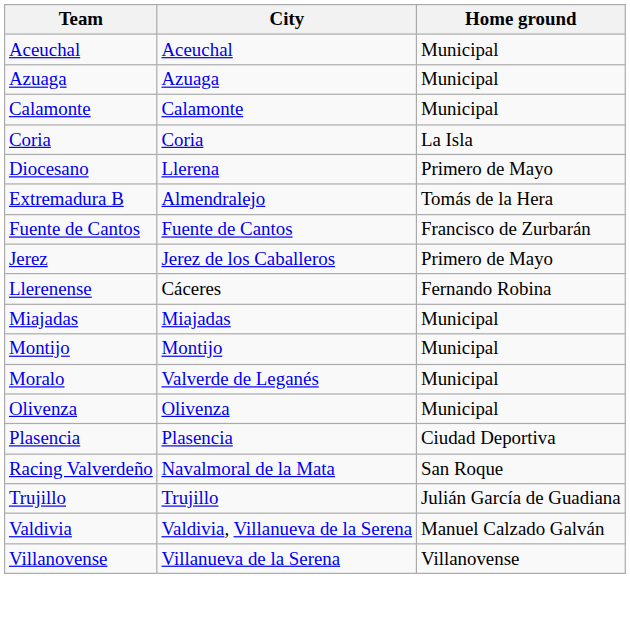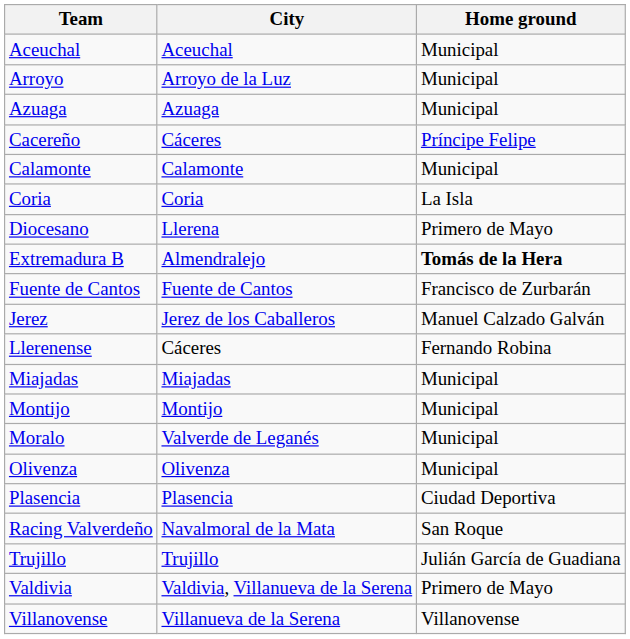+ row: (36, 79)
+ row: (45, 139)
(487, 199) normal -> (492, 259) bold
(487, 259) Primero de Mayo -> (513, 318) Manuel Calzado Galván
(513, 528) Manuel Calzado Galván -> (487, 588) Primero de Mayo
